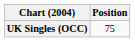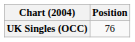(110, 28) 75 -> (110, 28) 76
